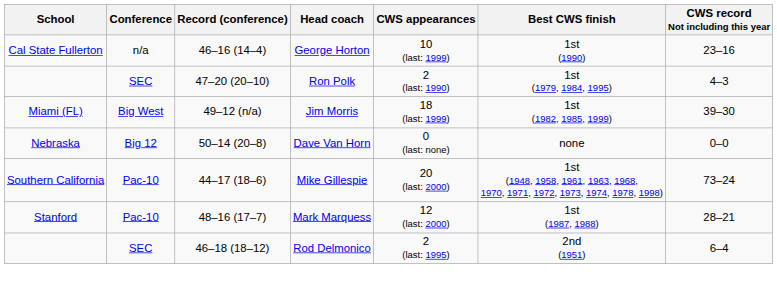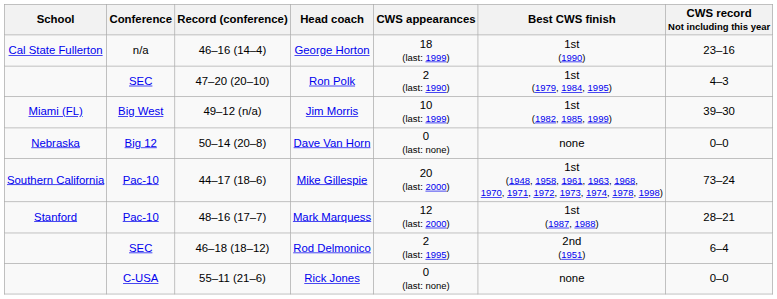(426, 50) 10 (last: 1999) -> (426, 50) 18 (last: 1999)
(426, 112) 18 (last: 1999) -> (426, 112) 10 (last: 1999)
+ row: (332, 279)
